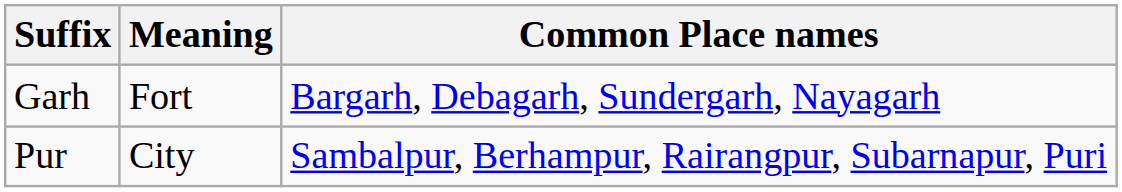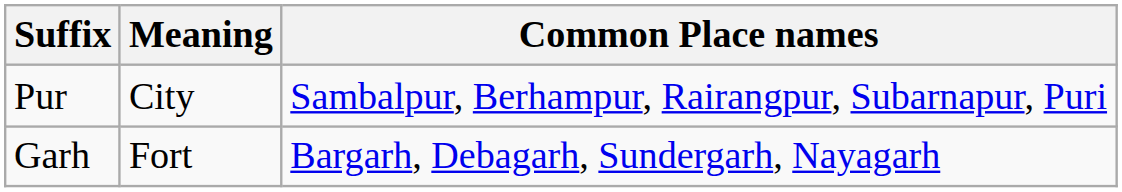rows swapped: (40, 155) <-> (52, 95)
